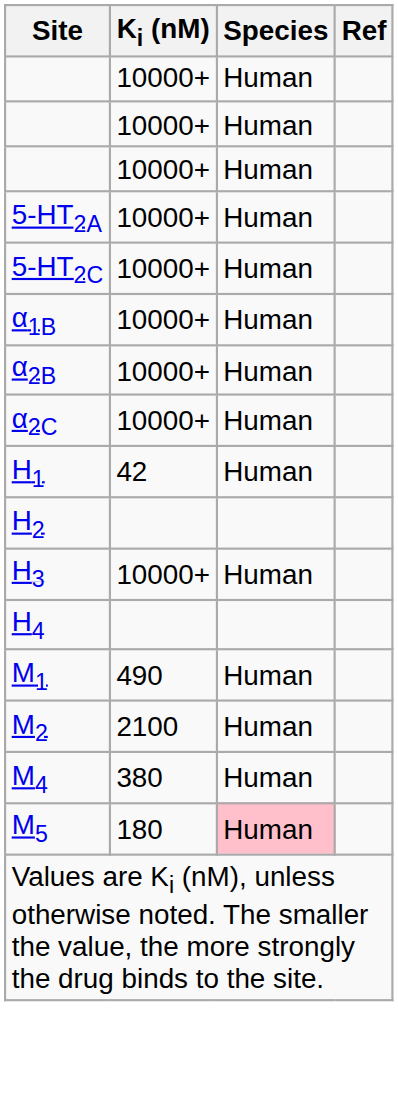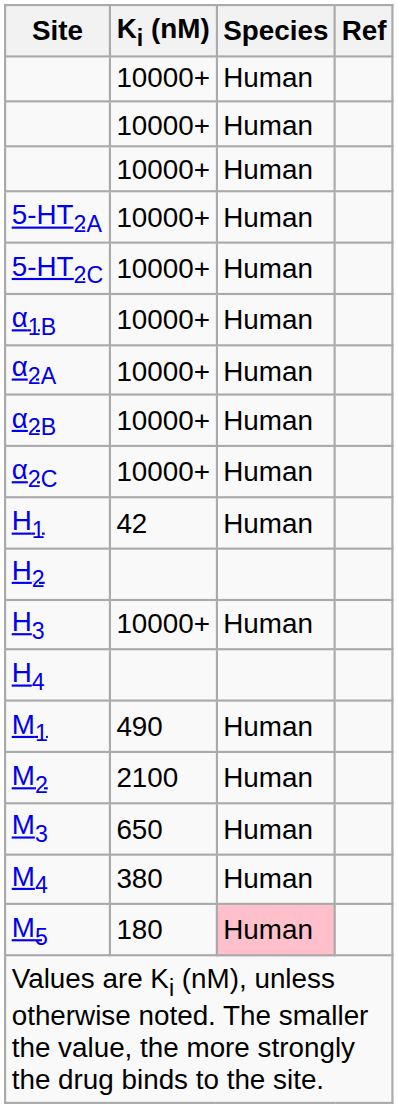+ row: (34, 370)
+ row: (30, 828)
